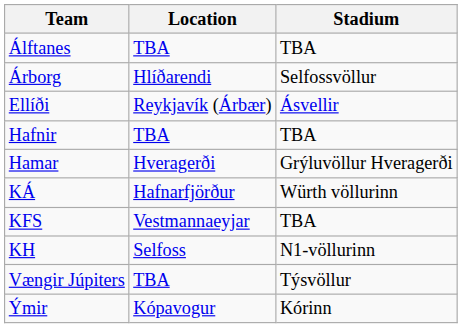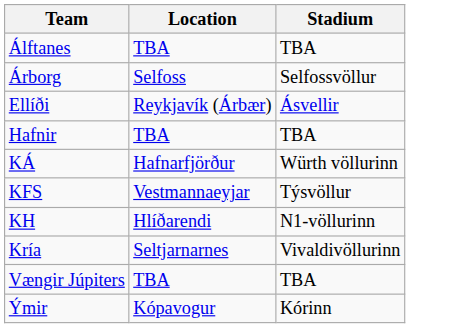(172, 76) Hlíðarendi -> (160, 76) Selfoss
- row: (34, 163)
(298, 221) TBA -> (315, 192) Týsvöllur
(160, 250) Selfoss -> (172, 221) Hlíðarendi
+ row: (25, 250)
(315, 279) Týsvöllur -> (298, 279) TBA
